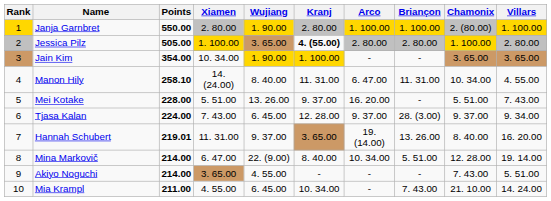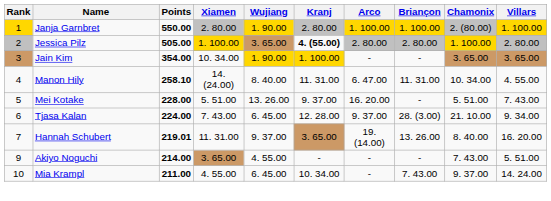(471, 116) 9. 37.00 -> (471, 116) 21. 10.00
- row: (66, 158)
(471, 188) 21. 10.00 -> (471, 173) 9. 37.00
